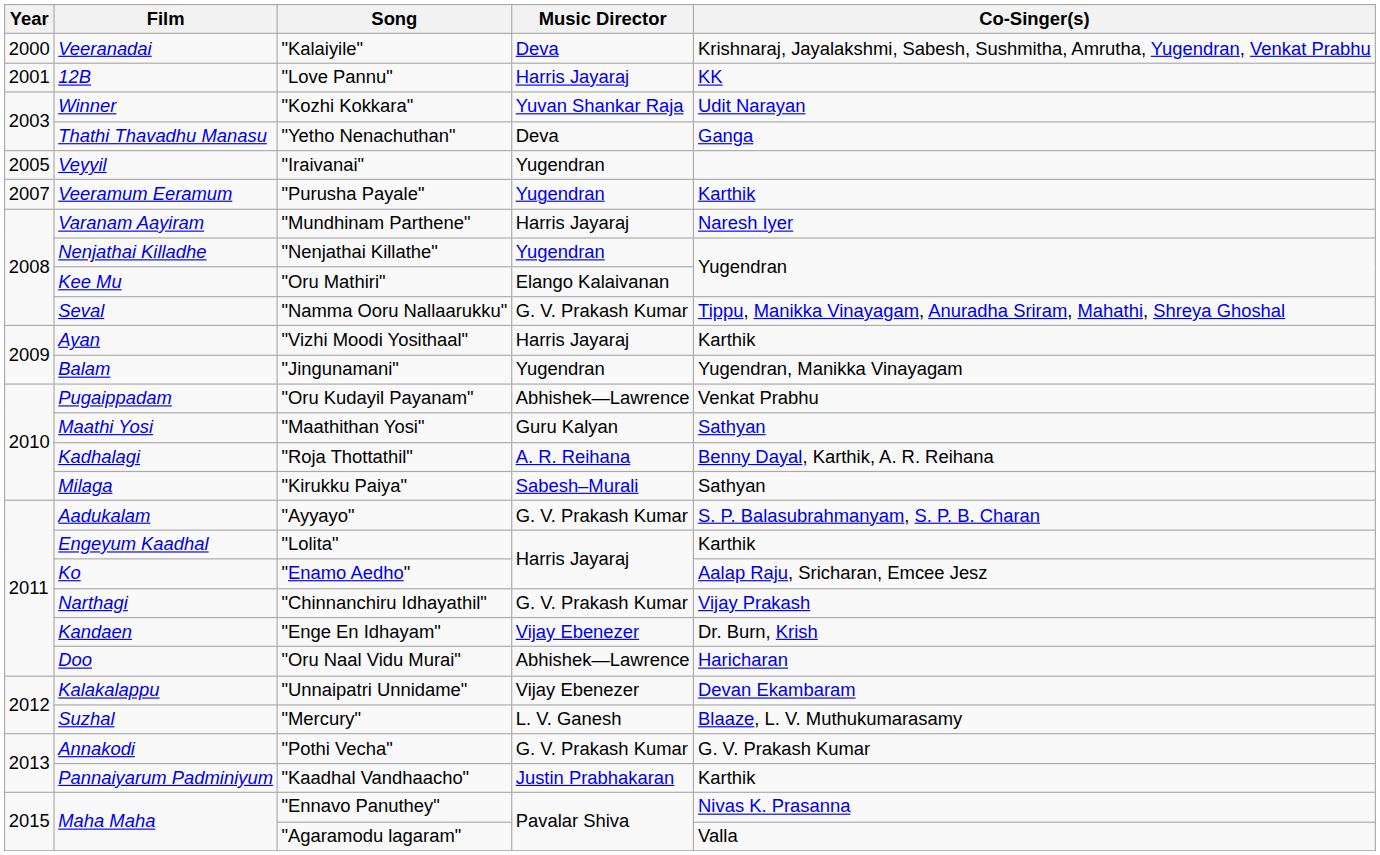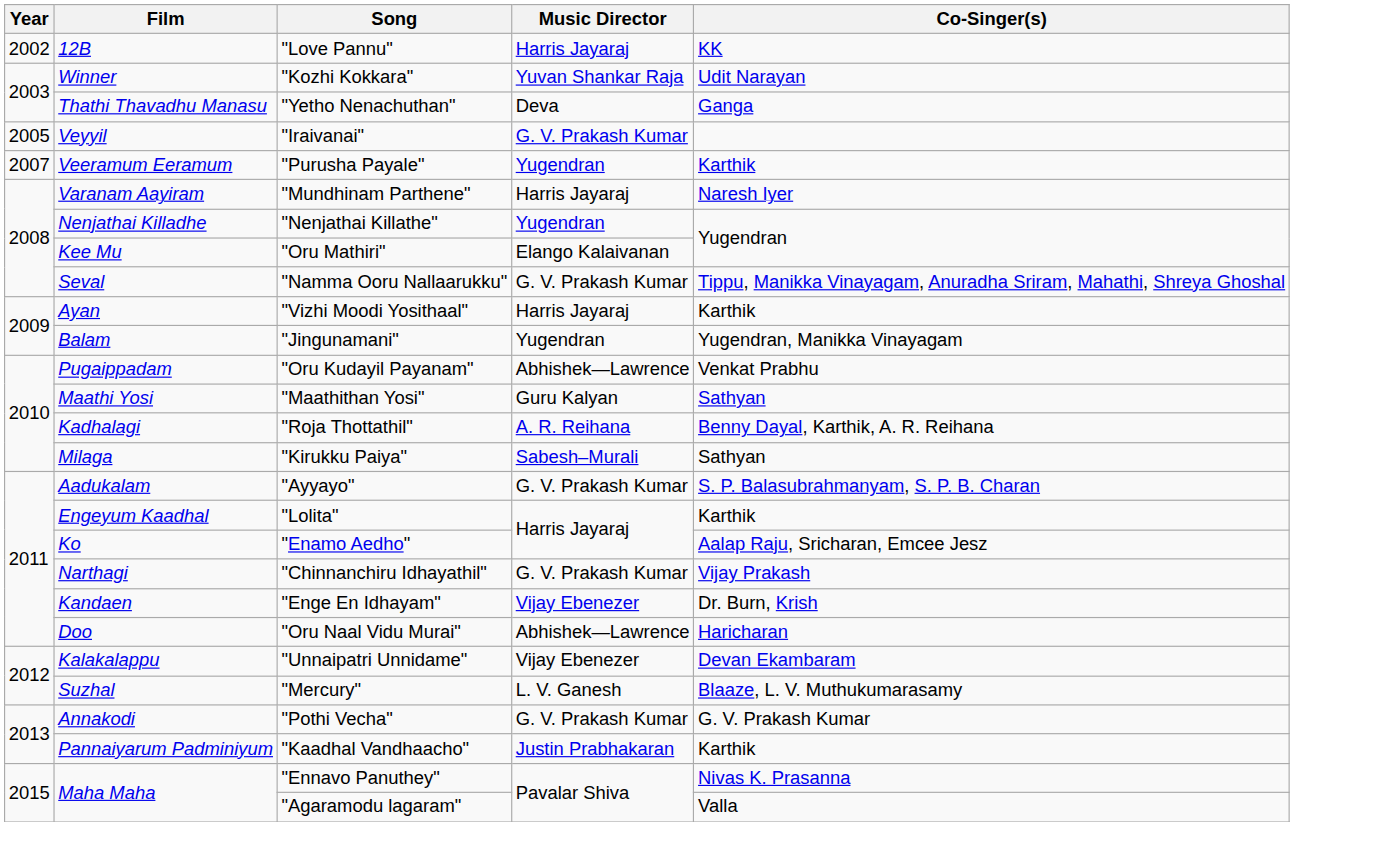- row: (322, 48)
(29, 77) 2001 -> (29, 48) 2002
(560, 164) Yugendran -> (602, 135) G. V. Prakash Kumar
